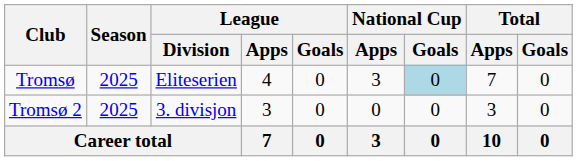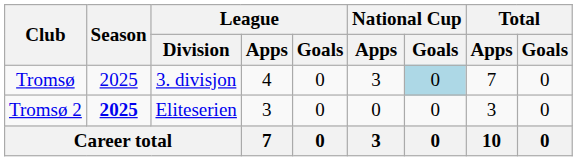(196, 79) Eliteserien -> (196, 79) 3. divisjon
(119, 110) normal -> (119, 110) bold
(196, 110) 3. divisjon -> (196, 110) Eliteserien
